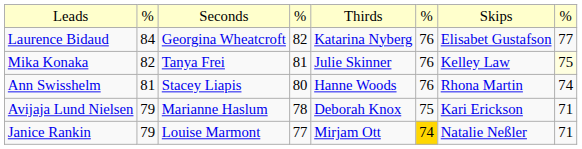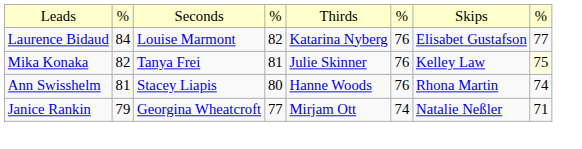(224, 39) Georgina Wheatcroft -> (186, 39) Louise Marmont
- row: (71, 109)
(211, 132) Louise Marmont -> (199, 109) Georgina Wheatcroft
(427, 132) gold background -> (402, 109) no background
